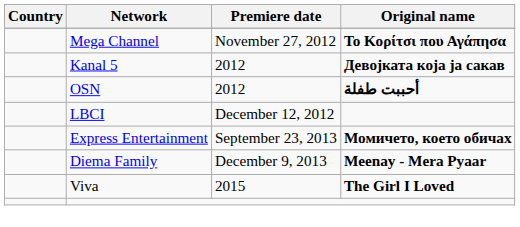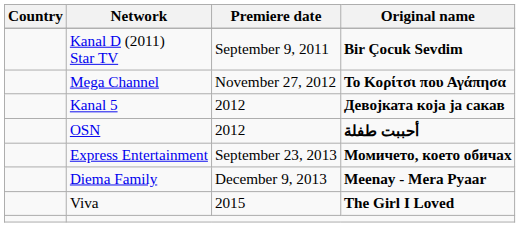+ row: (117, 49)
- row: (87, 113)
